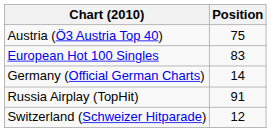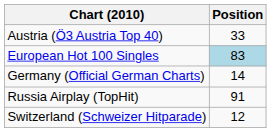(238, 35) 75 -> (238, 35) 33
(238, 55) no background -> (238, 55) lightblue background
